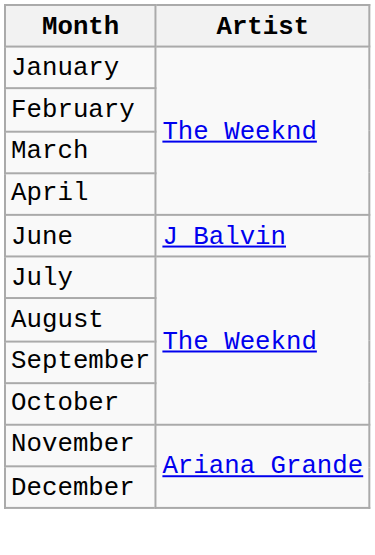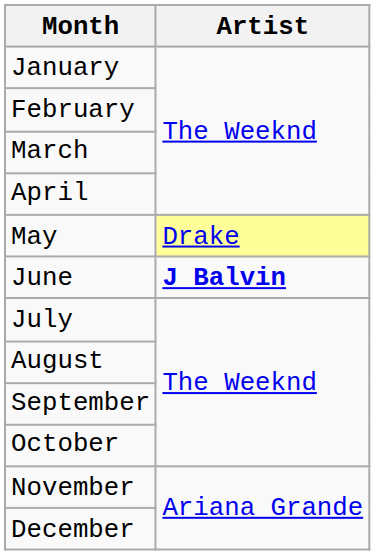+ row: (34, 236)
(224, 236) normal -> (224, 278) bold
